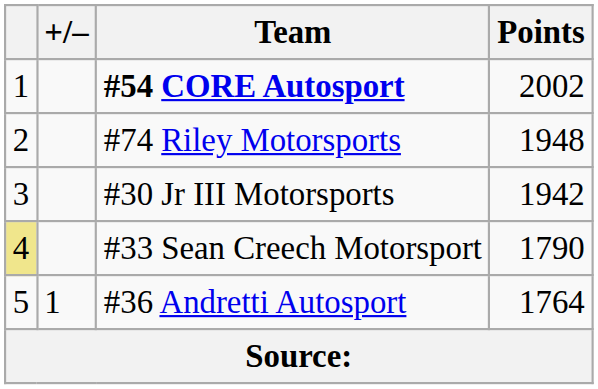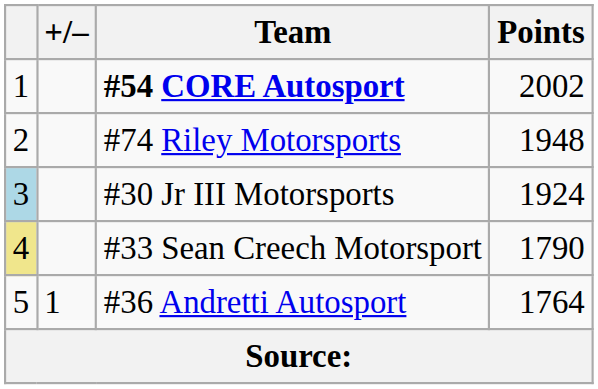(21, 194) no background -> (21, 194) lightblue background
(552, 194) 1942 -> (552, 194) 1924
